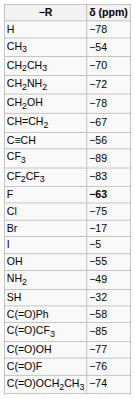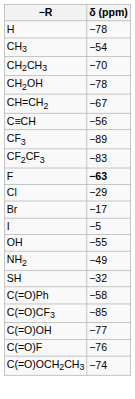- row: (27, 85)
(98, 211) −75 -> (98, 192) −29
